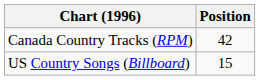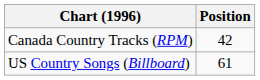(225, 63) 15 -> (225, 63) 61
